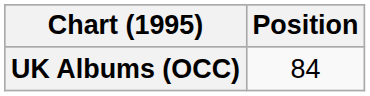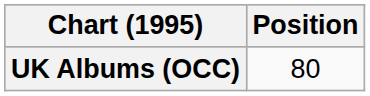(305, 68) 84 -> (305, 68) 80
